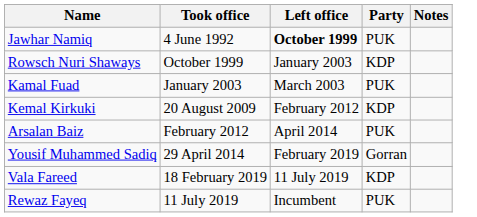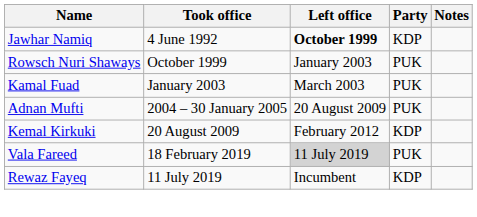(380, 39) PUK -> (407, 39) KDP
(380, 62) KDP -> (407, 62) PUK
+ row: (46, 108)
- row: (46, 131)
- row: (82, 154)
(311, 177) no background -> (331, 154) lightgrey background
(380, 177) KDP -> (407, 154) PUK
(380, 200) PUK -> (407, 177) KDP
